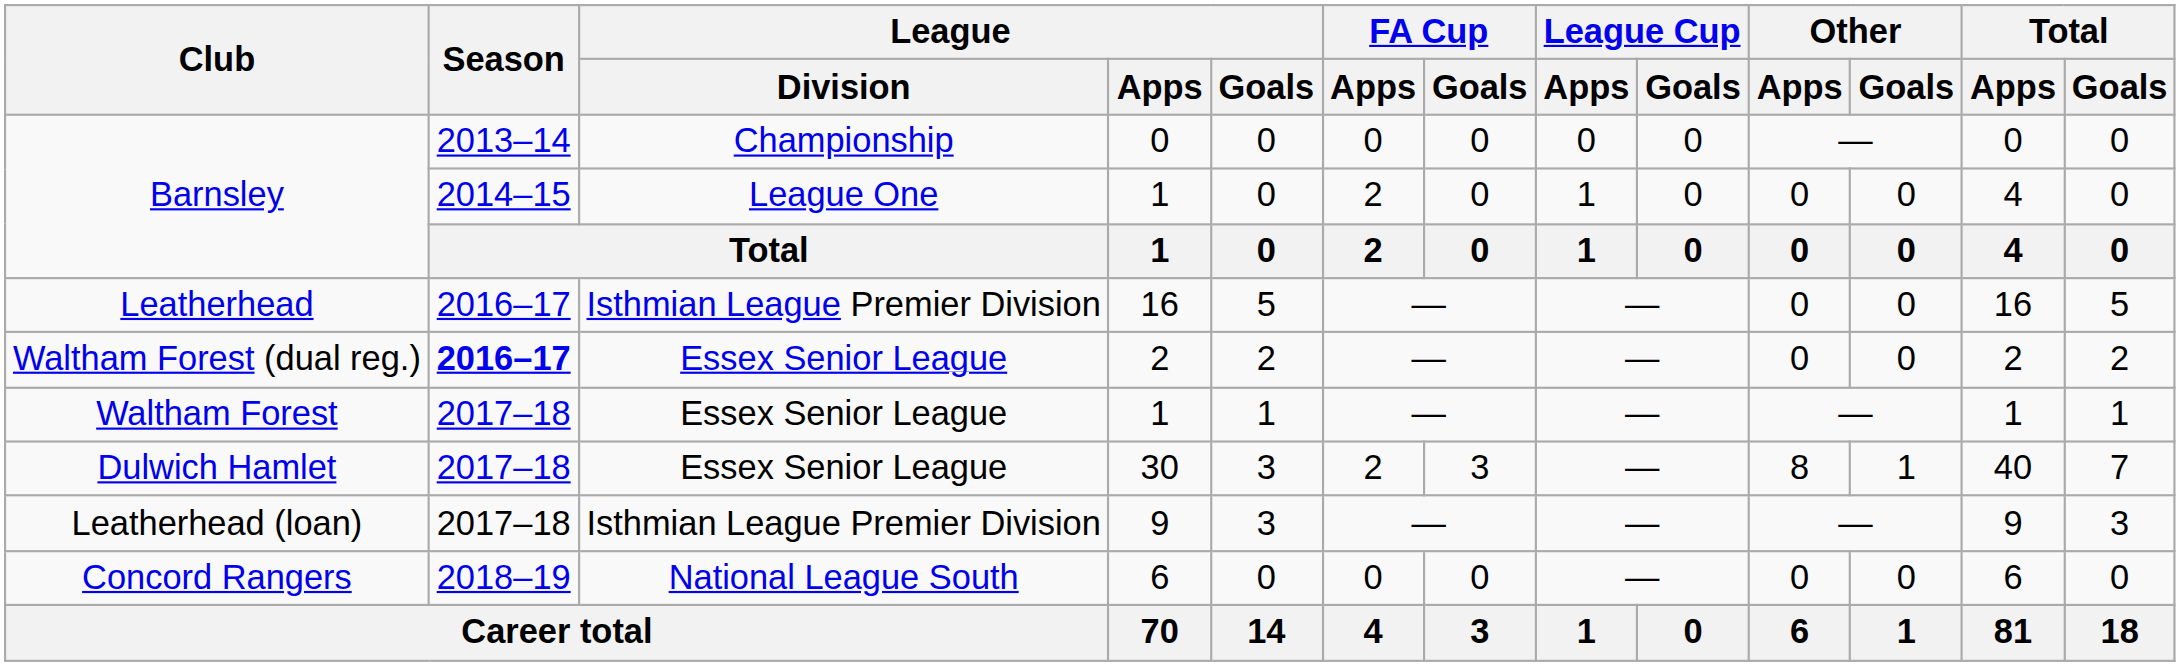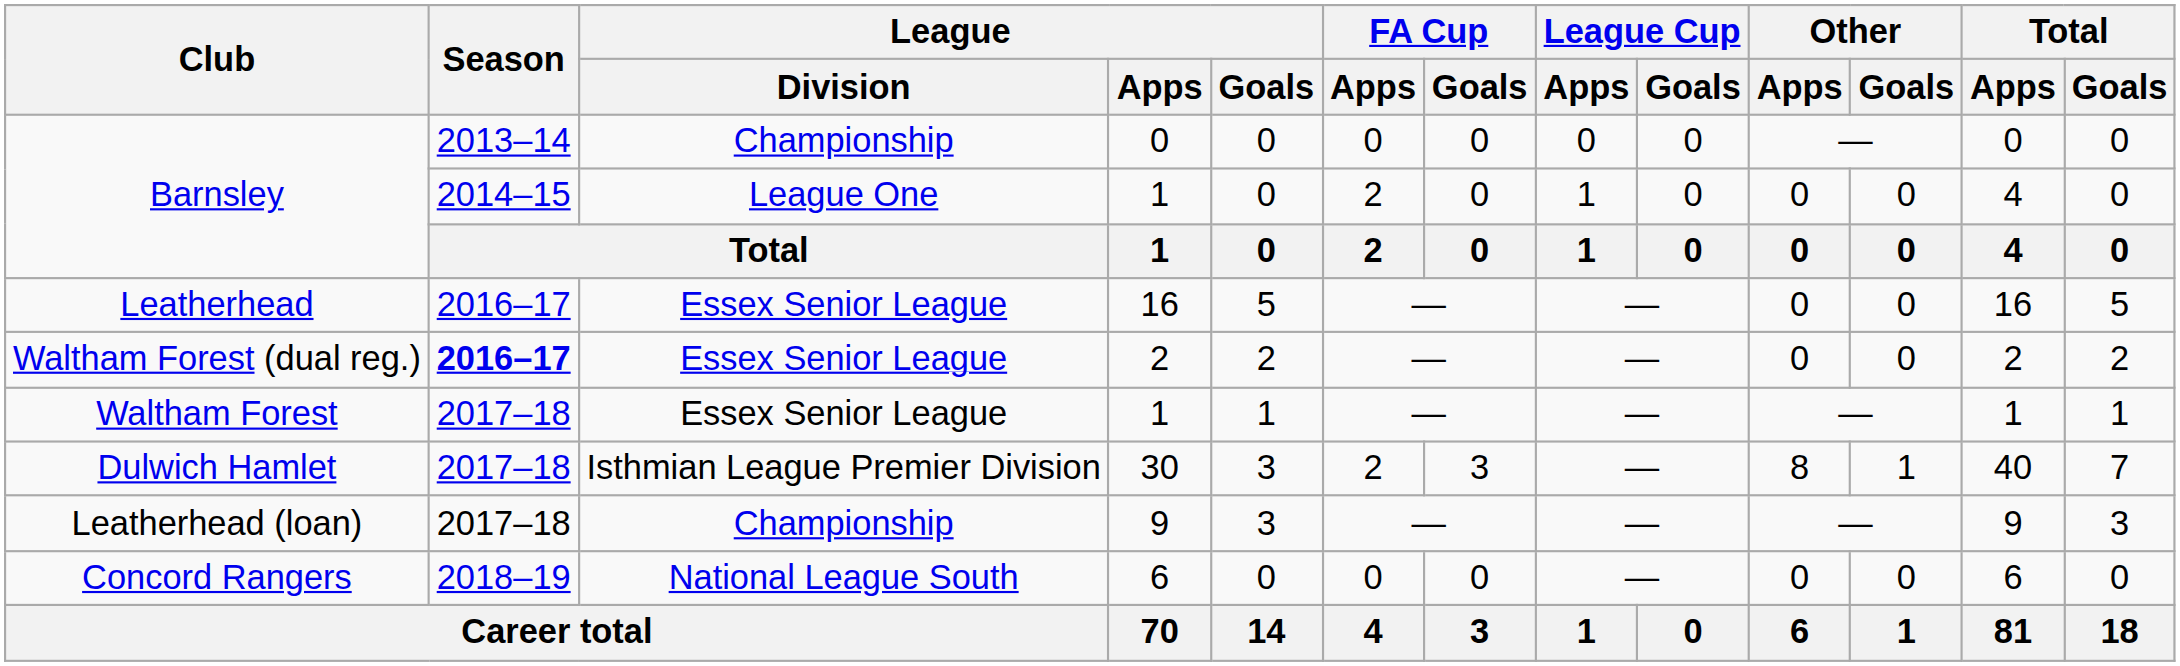(844, 304) Isthmian League Premier Division -> (844, 304) Essex Senior League
(844, 468) Essex Senior League -> (844, 468) Isthmian League Premier Division
(844, 522) Isthmian League Premier Division -> (844, 522) Championship
